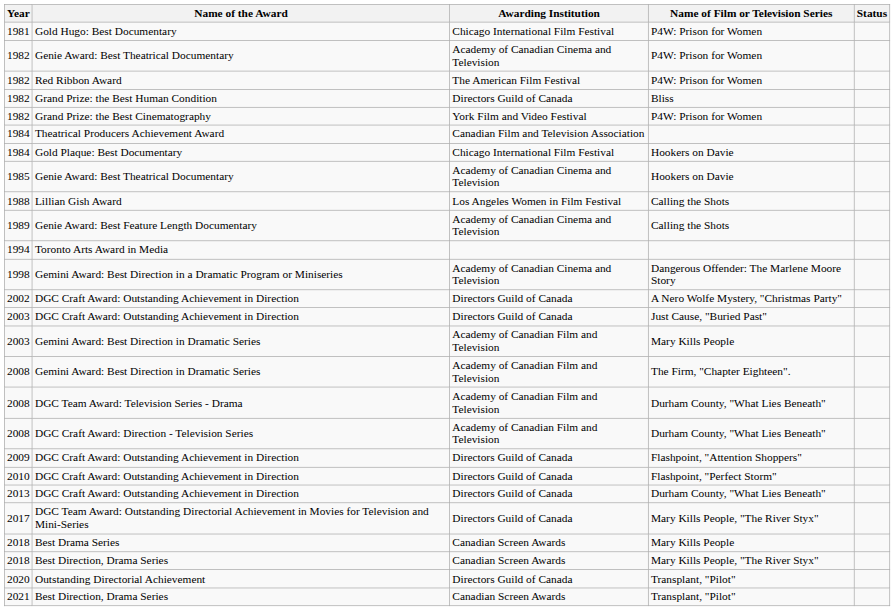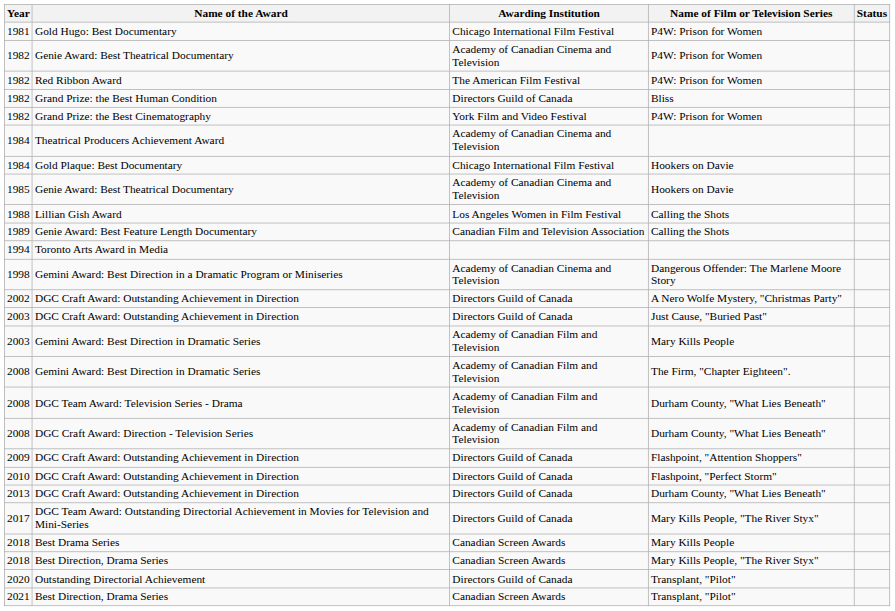(548, 134) Canadian Film and Television Association -> (532, 140) Academy of Canadian Cinema and Television
(532, 225) Academy of Canadian Cinema and Television -> (548, 232) Canadian Film and Television Association
